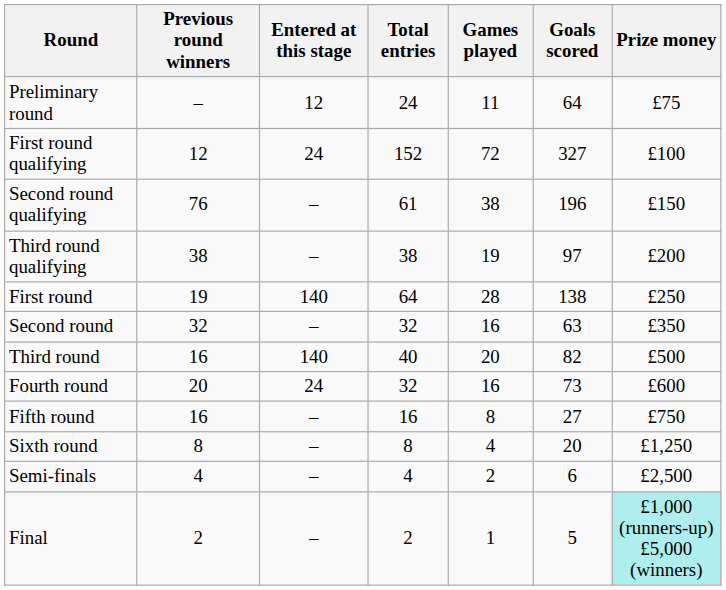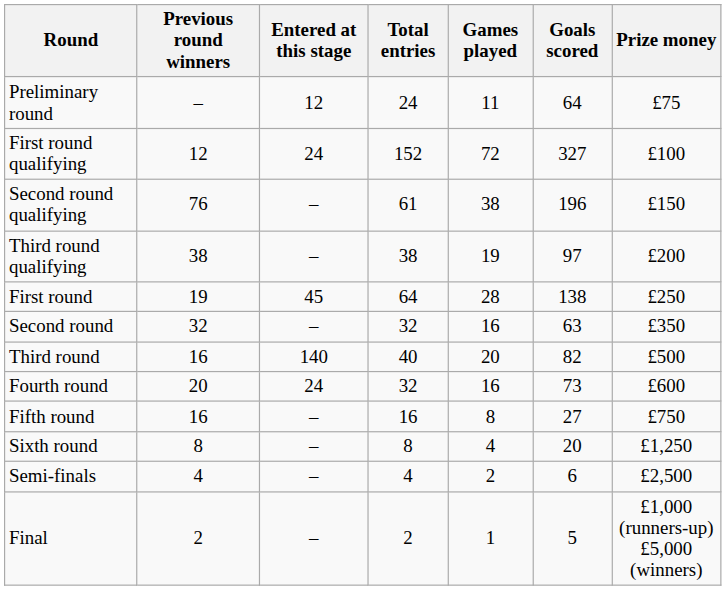(314, 296) 140 -> (314, 296) 45
(666, 538) paleturquoise background -> (666, 538) no background
